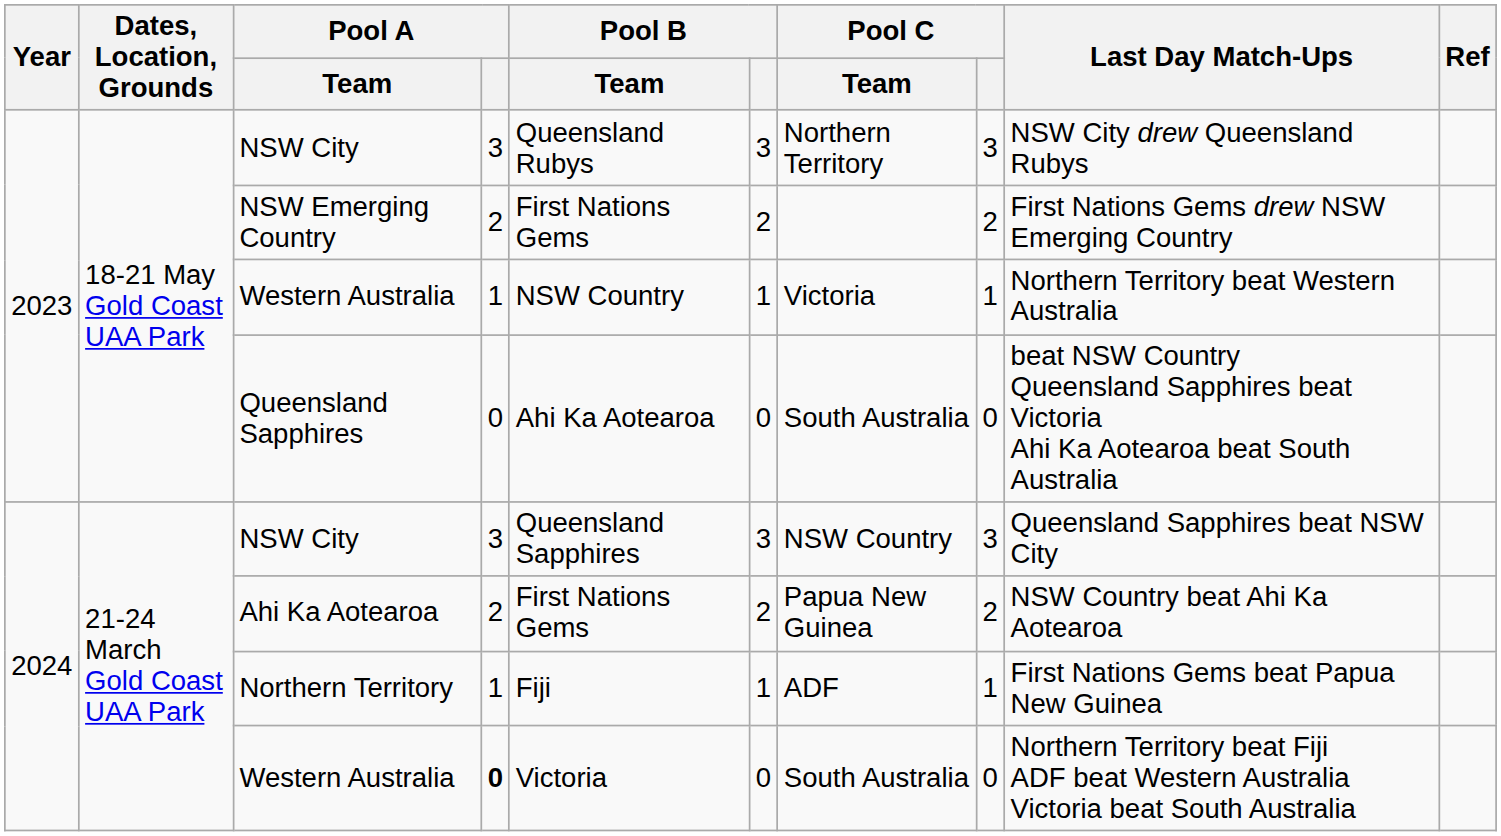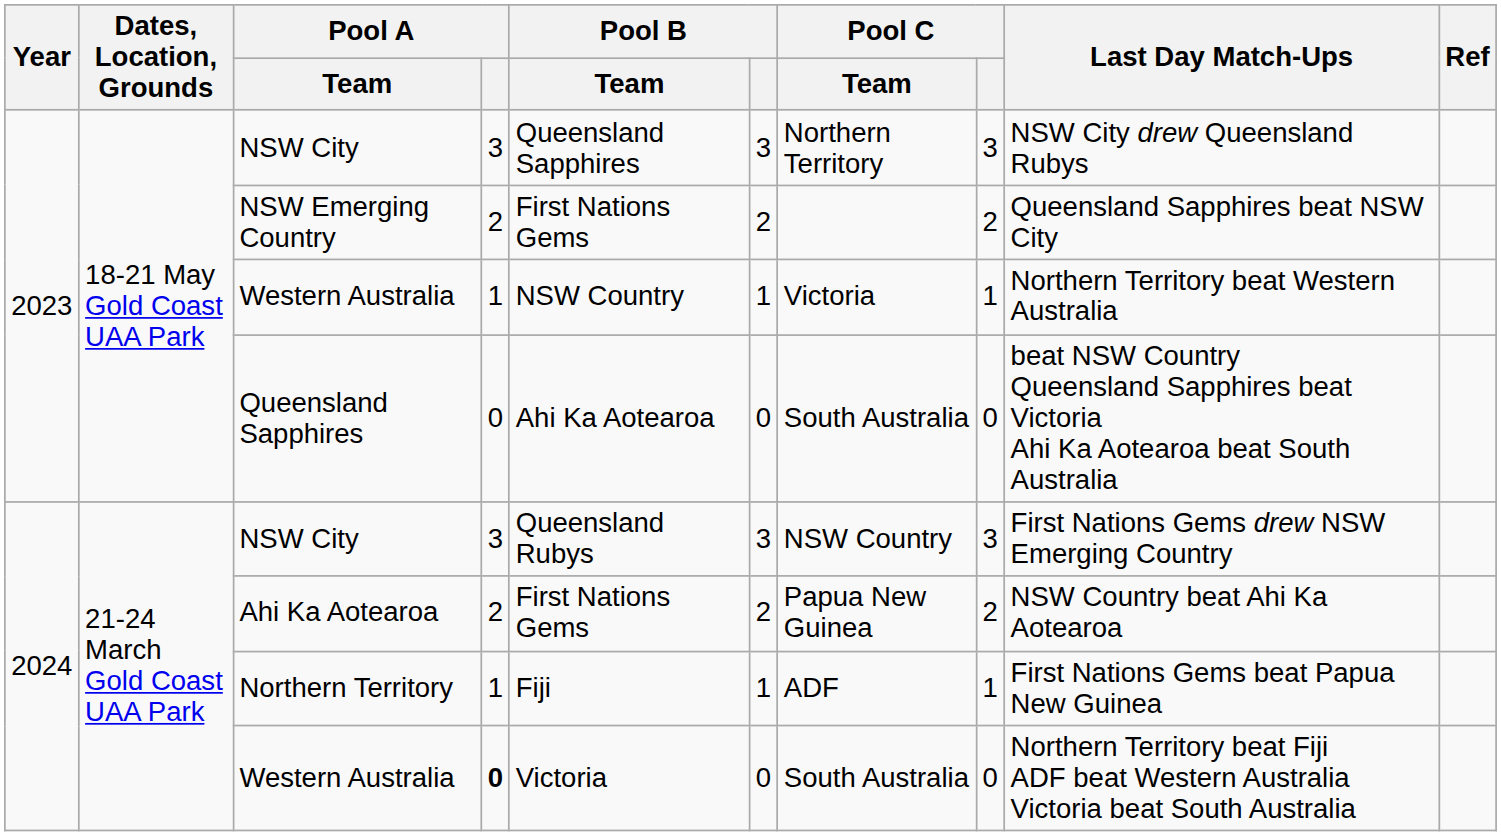(590, 147) Queensland Rubys -> (590, 147) Queensland Sapphires
(1198, 221) First Nations Gems drew NSW Emerging Country -> (1217, 221) Queensland Sapphires beat NSW City
(590, 538) Queensland Sapphires -> (590, 538) Queensland Rubys
(1217, 538) Queensland Sapphires beat NSW City -> (1198, 538) First Nations Gems drew NSW Emerging Country
